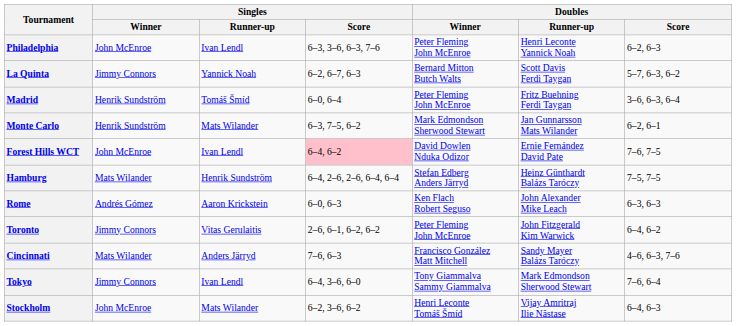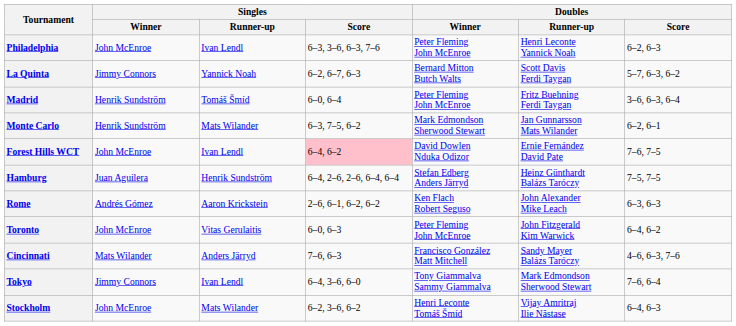(123, 178) Mats Wilander -> (121, 178) Juan Aguilera
(325, 204) 6–0, 6–3 -> (344, 204) 2–6, 6–1, 6–2, 6–2
(125, 230) Jimmy Connors -> (123, 230) John McEnroe
(344, 230) 2–6, 6–1, 6–2, 6–2 -> (325, 230) 6–0, 6–3
